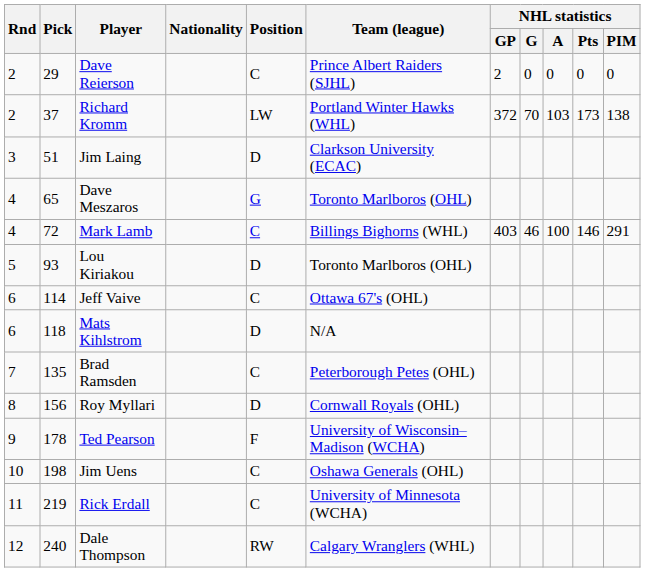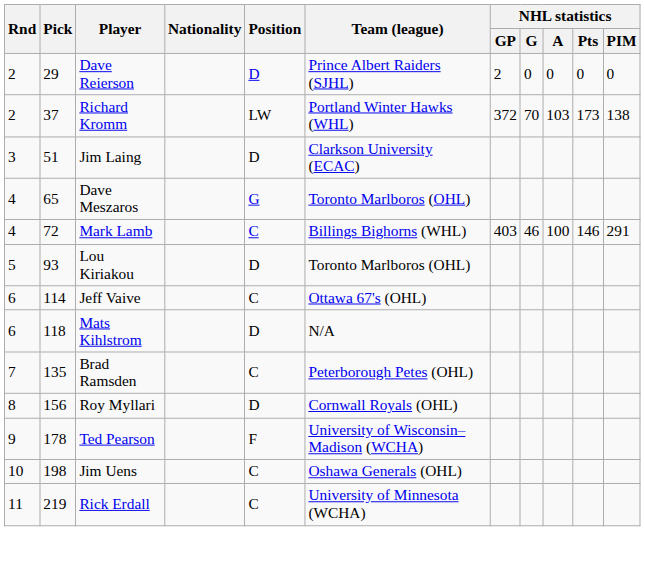(255, 74) C -> (254, 74) D
- row: (112, 546)
